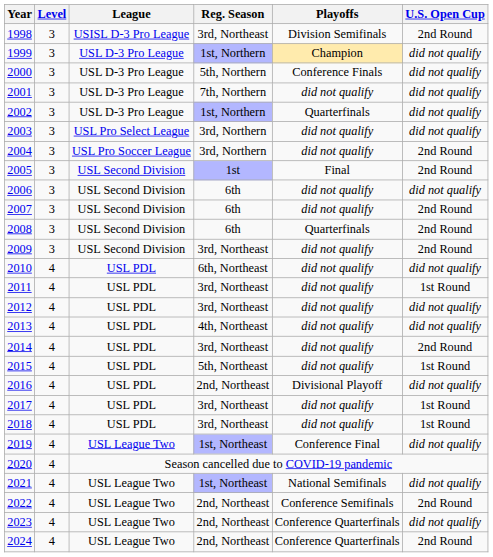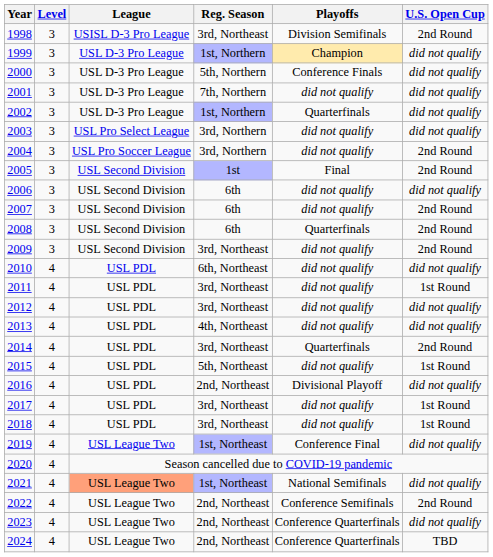(337, 346) did not qualify -> (337, 346) Quarterfinals
(131, 483) no background -> (131, 483) lightsalmon background
(445, 541) 2nd Round -> (445, 541) TBD
